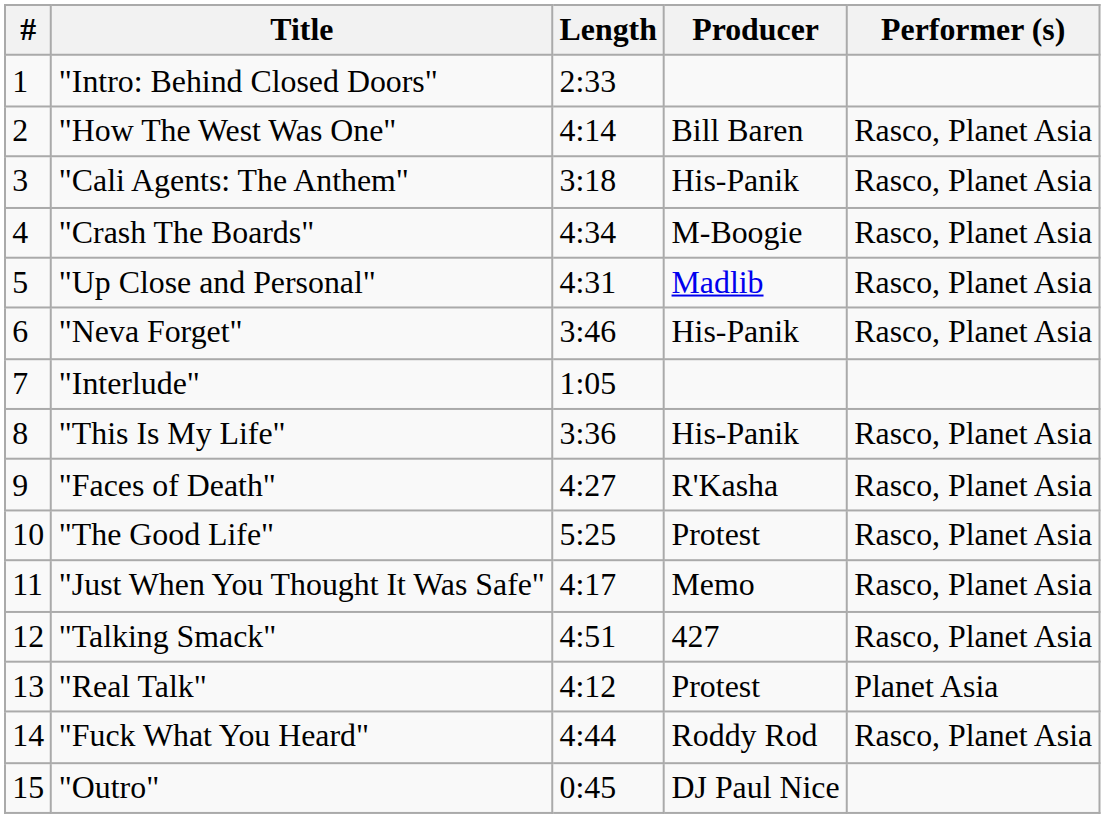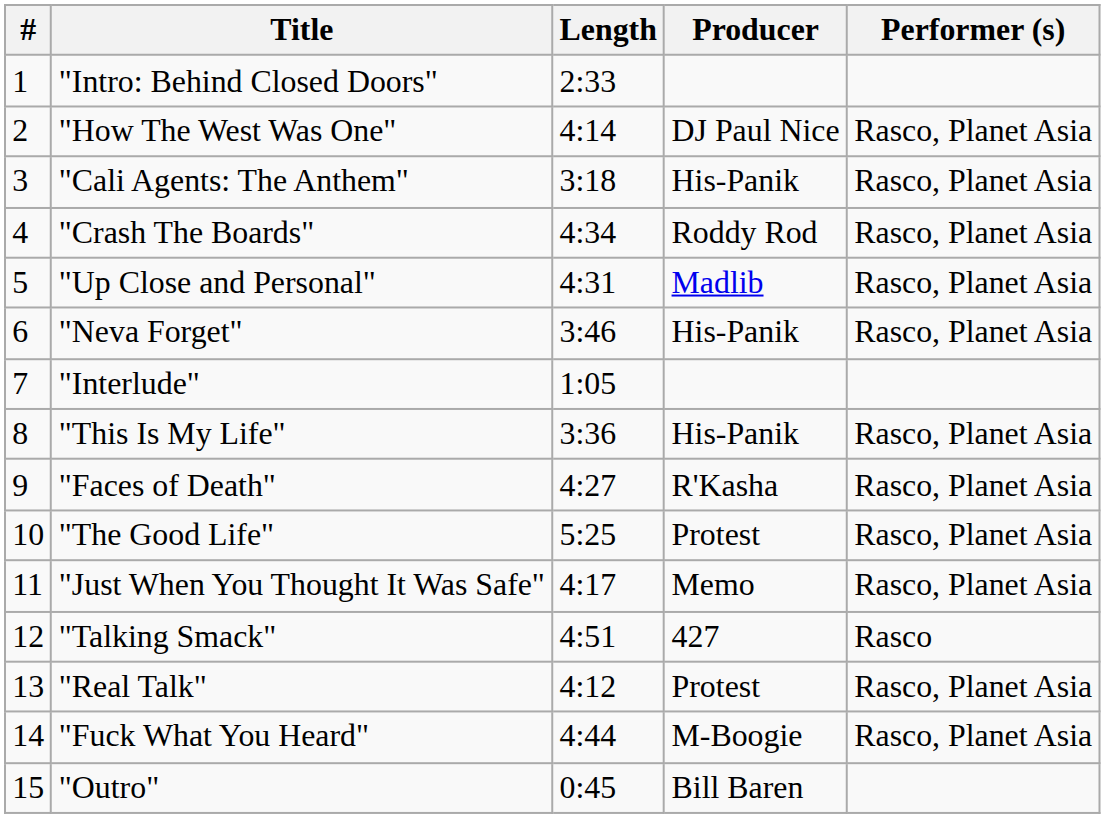(737, 130) Bill Baren -> (756, 130) DJ Paul Nice
(737, 231) M-Boogie -> (745, 231) Roddy Rod
(973, 635) Rasco, Planet Asia -> (893, 635) Rasco
(926, 686) Planet Asia -> (973, 686) Rasco, Planet Asia
(745, 736) Roddy Rod -> (737, 736) M-Boogie
(756, 787) DJ Paul Nice -> (737, 787) Bill Baren
